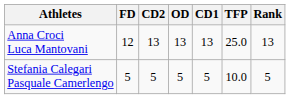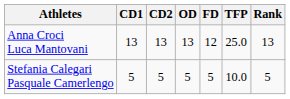columns swapped: (207, 14) <-> (128, 14)
